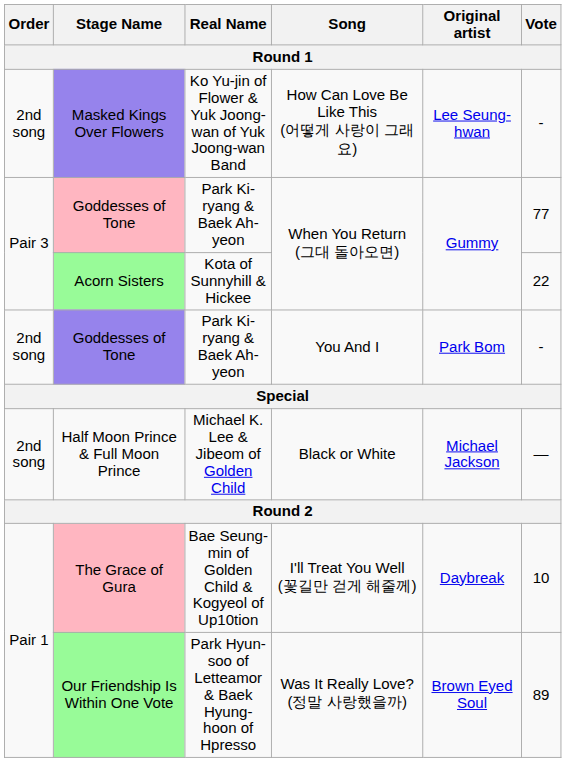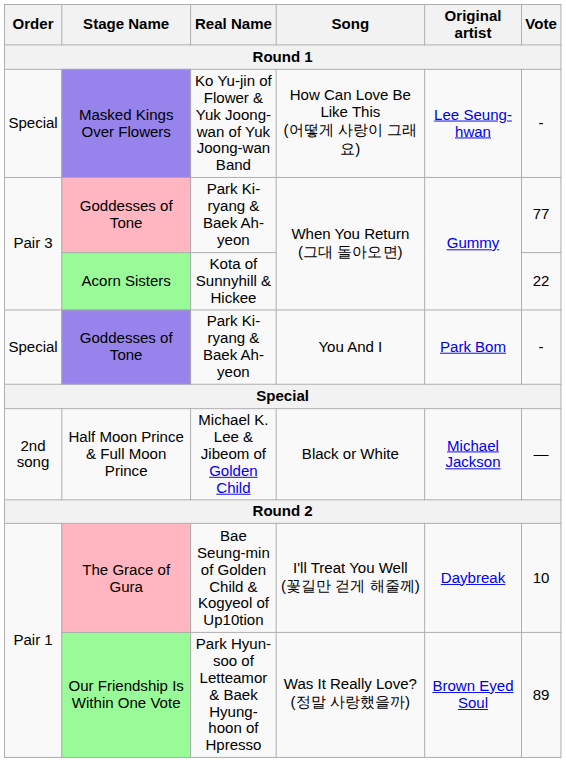(29, 123) 2nd song -> (33, 123) Special
(29, 347) 2nd song -> (33, 347) Special
